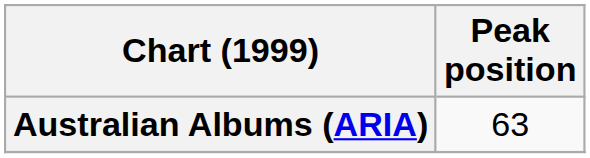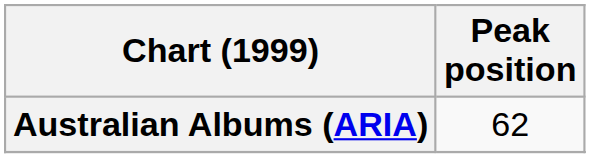(510, 123) 63 -> (510, 123) 62
